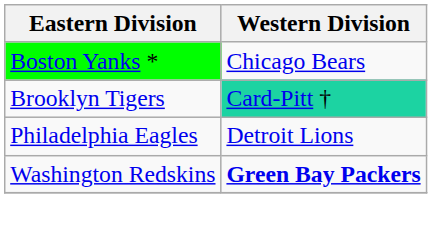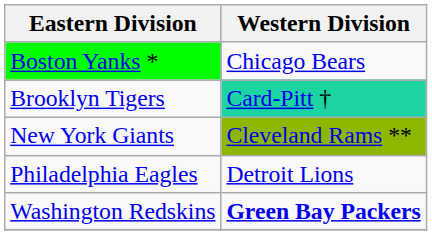+ row: (92, 135)
